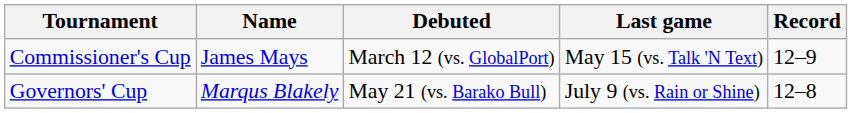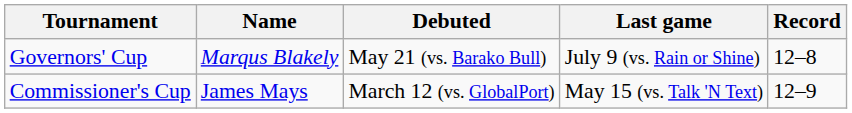rows swapped: (100, 56) <-> (78, 90)
